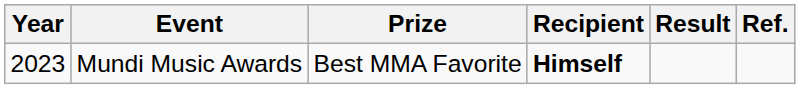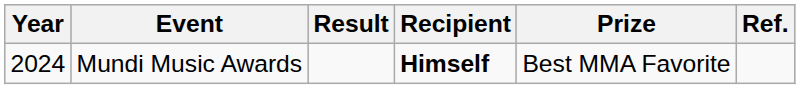columns swapped: (418, 24) <-> (693, 24)
(38, 63) 2023 -> (38, 63) 2024
